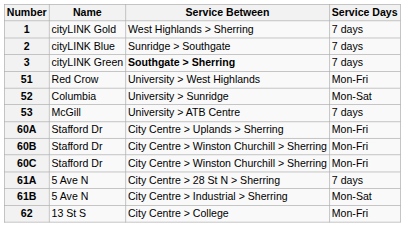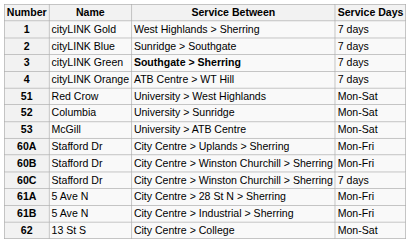+ row: (27, 79)
(350, 79) Mon-Fri -> (358, 96) Mon-Sat
(347, 113) 7 days -> (358, 130) Mon-Sat
(350, 163) Mon-Fri -> (353, 180) 7 days
(347, 180) 7 days -> (356, 197) Mon-Fri
(352, 197) Mon-Sat -> (356, 213) Mon-Fri
(350, 213) Mon-Fri -> (358, 230) Mon-Sat
